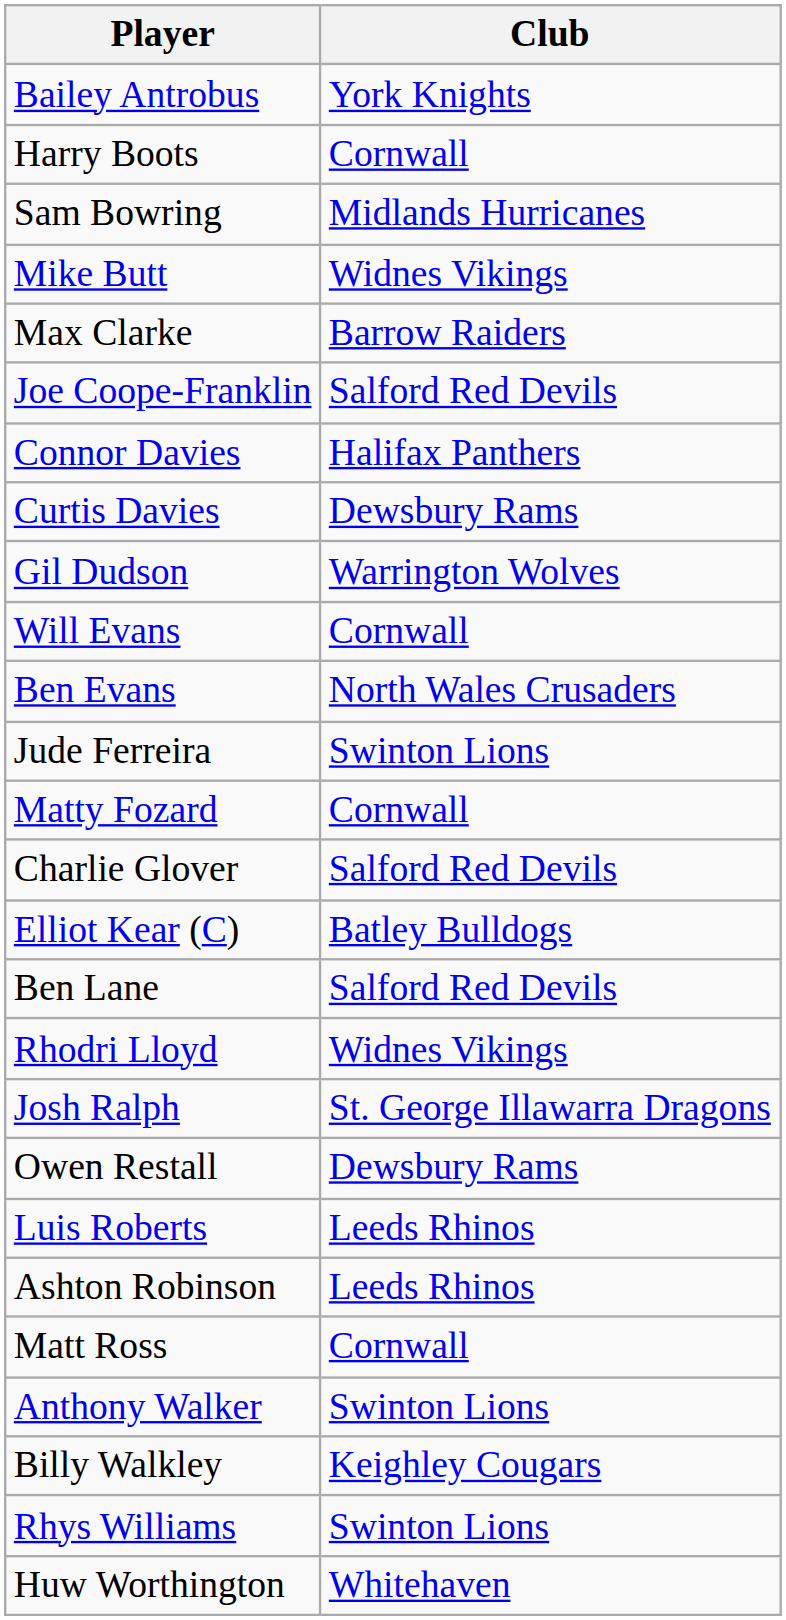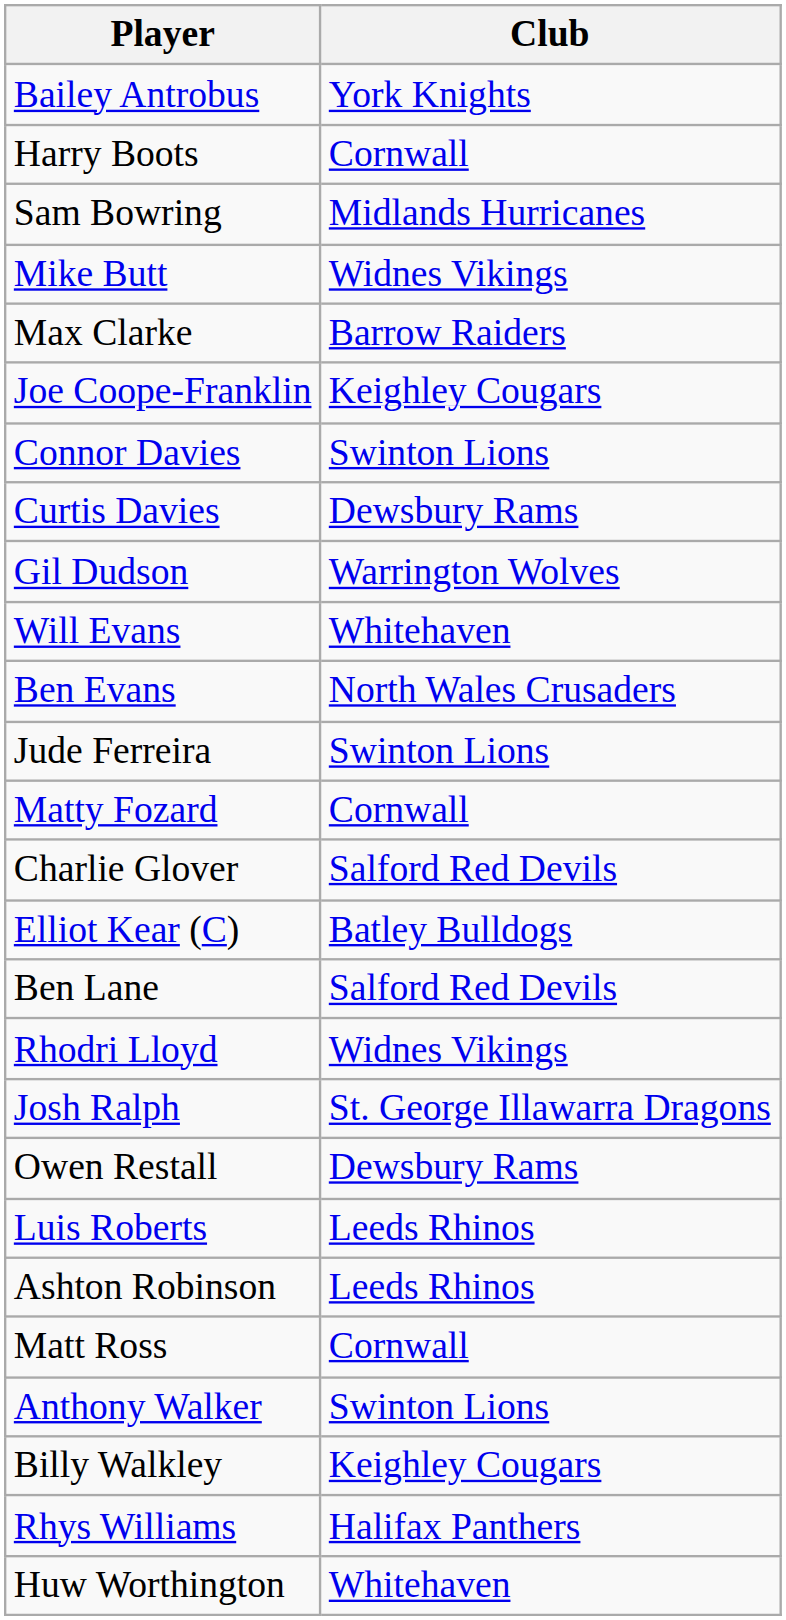(473, 392) Salford Red Devils -> (465, 392) Keighley Cougars
(455, 451) Halifax Panthers -> (439, 451) Swinton Lions
(399, 630) Cornwall -> (420, 630) Whitehaven
(439, 1525) Swinton Lions -> (455, 1525) Halifax Panthers
